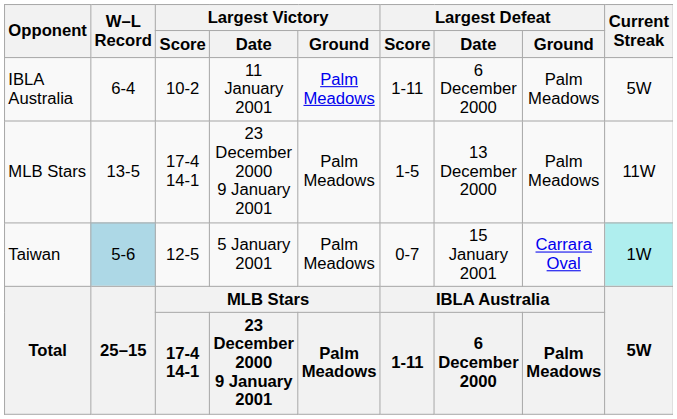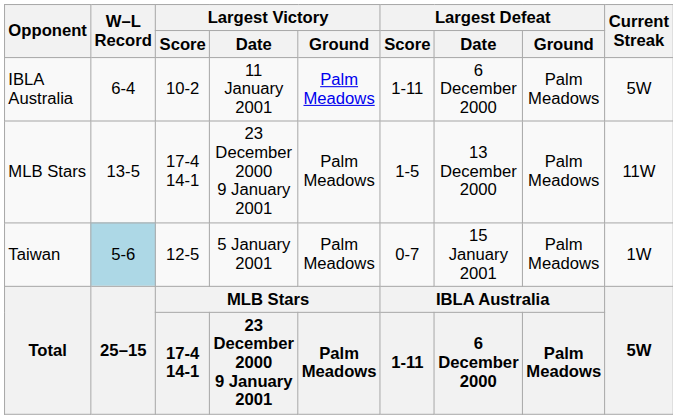(564, 254) Carrara Oval -> (564, 254) Palm Meadows
(639, 254) paleturquoise background -> (639, 254) no background
